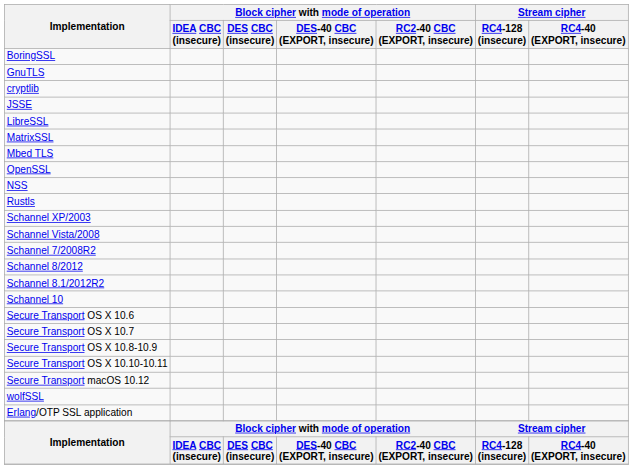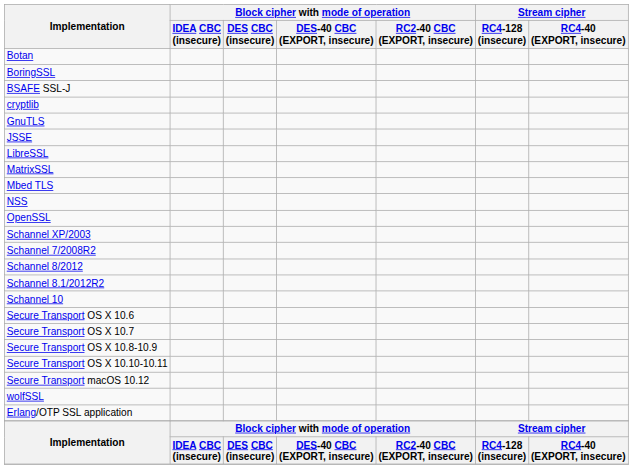+ row: (20, 57)
+ row: (39, 89)
rows swapped: (23, 89) <-> (26, 73)
rows swapped: (17, 186) <-> (29, 170)
- row: (21, 202)
- row: (53, 235)
